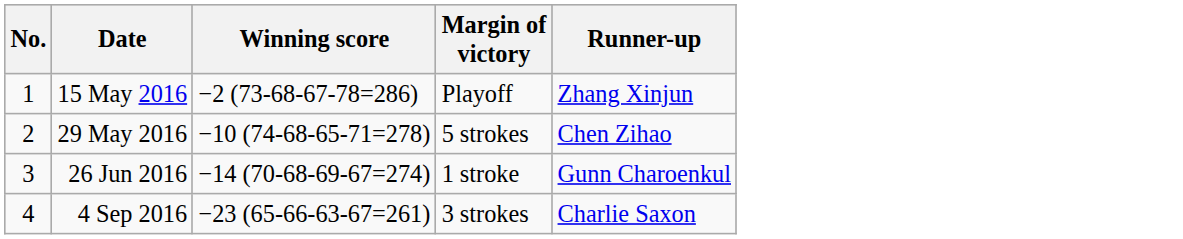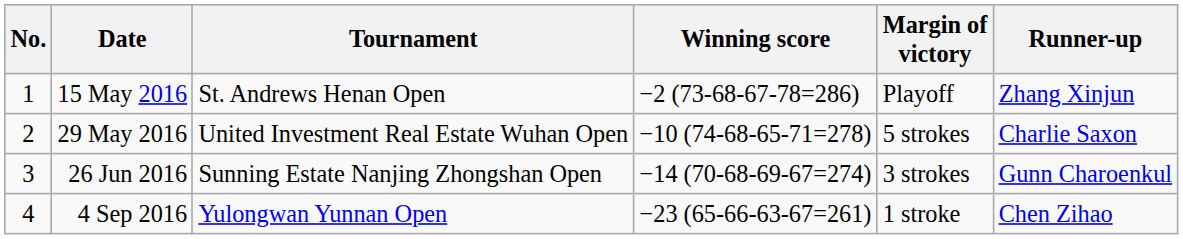+ column: (413, 39)
(615, 133) Chen Zihao -> (1068, 133) Charlie Saxon
(480, 173) 1 stroke -> (926, 173) 3 strokes
(485, 213) 3 strokes -> (922, 213) 1 stroke
(627, 213) Charlie Saxon -> (1056, 213) Chen Zihao
